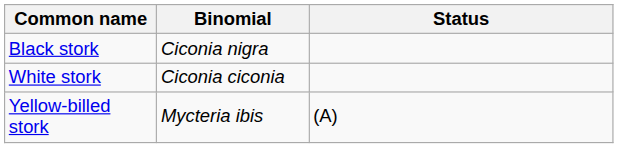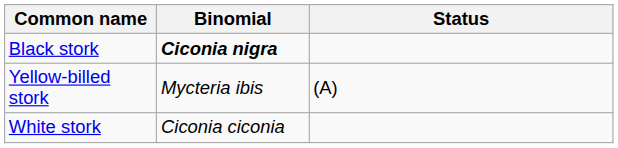(215, 48) normal -> (219, 48) bold
rows swapped: (55, 77) <-> (60, 116)
